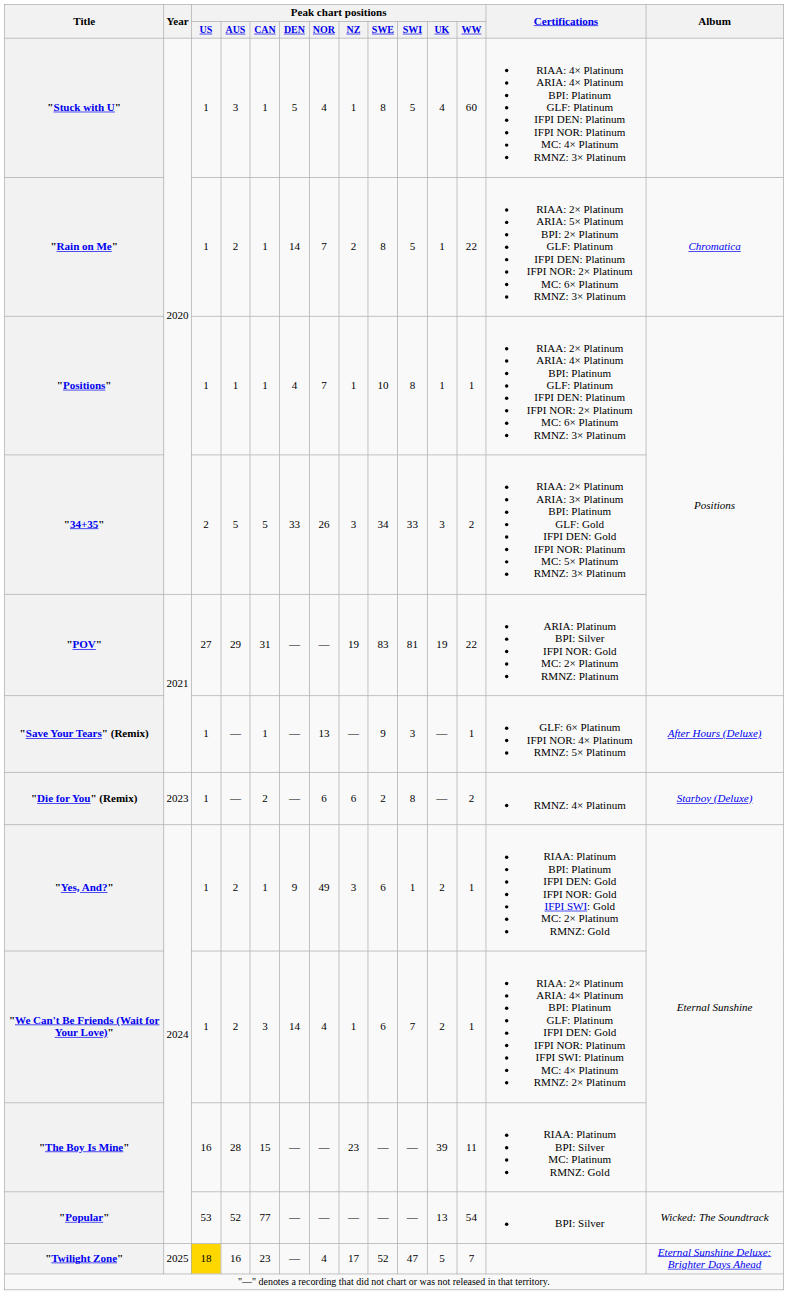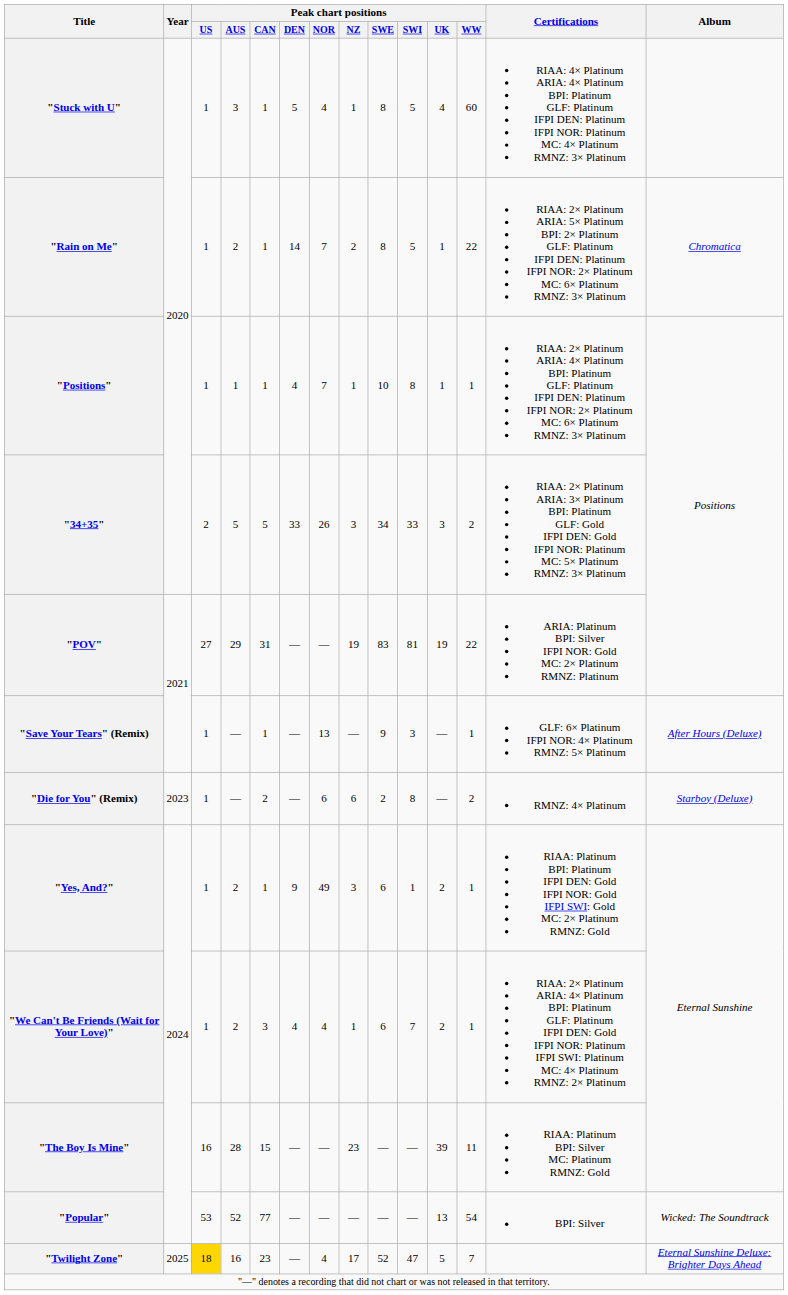(294, 1026) 14 -> (294, 1026) 4
